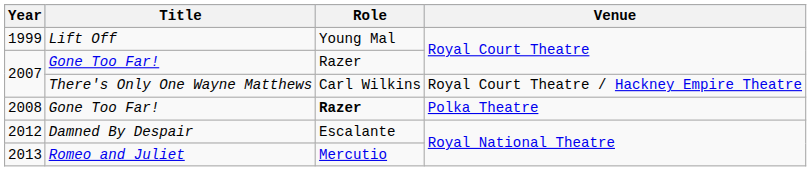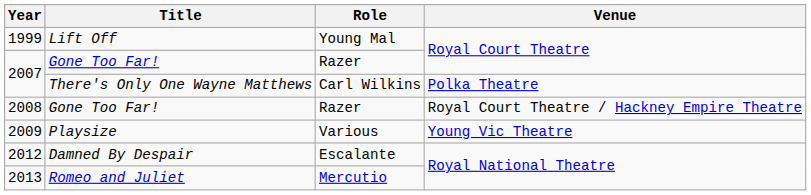(615, 85) Royal Court Theatre / Hackney Empire Theatre -> (483, 85) Polka Theatre
(340, 108) bold -> (340, 108) normal
(483, 108) Polka Theatre -> (615, 108) Royal Court Theatre / Hackney Empire Theatre
+ row: (25, 132)
